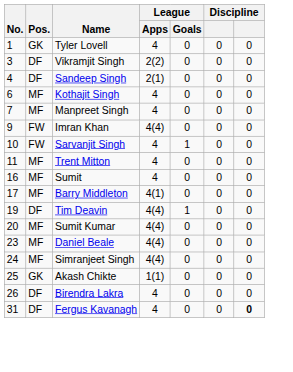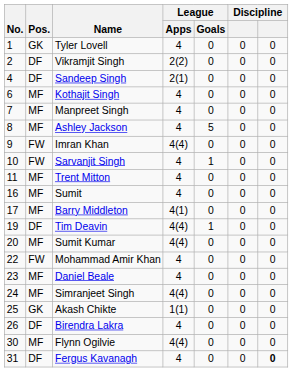(10, 62) 3 -> (10, 62) 2
+ row: (91, 128)
+ row: (108, 260)
(155, 243) 4(4) -> (179, 276) 4
+ row: (85, 342)
